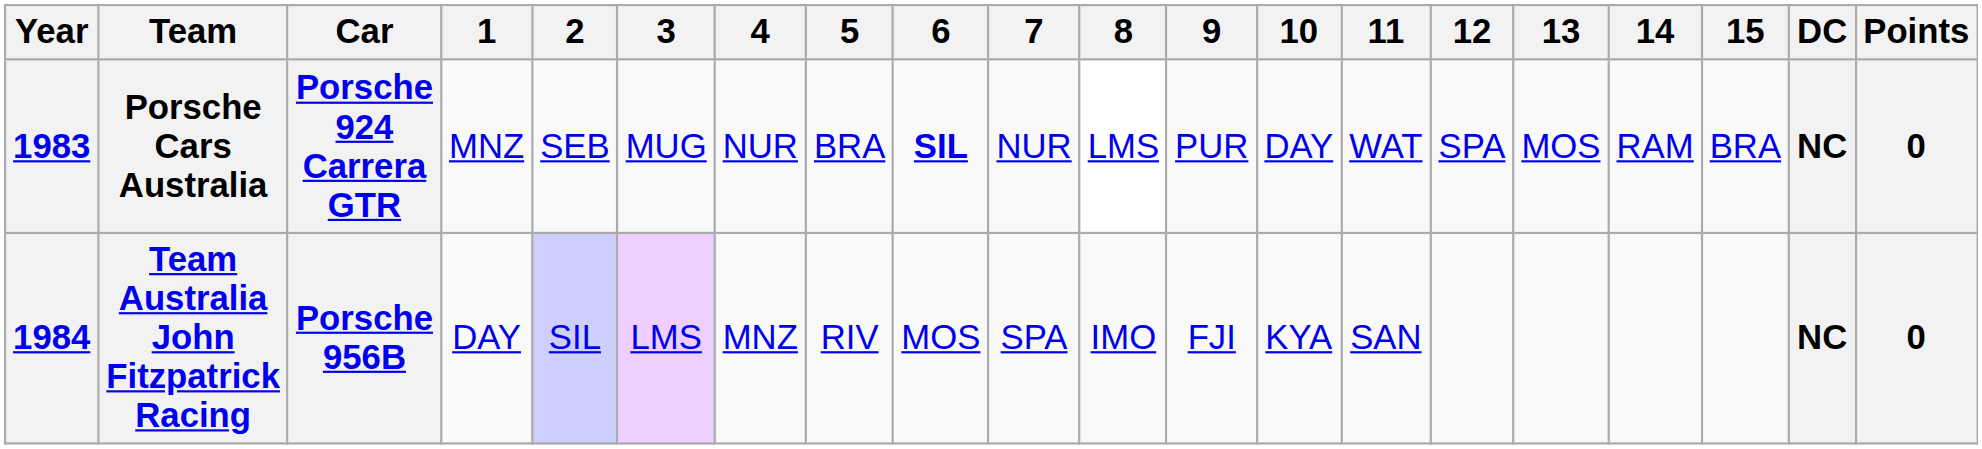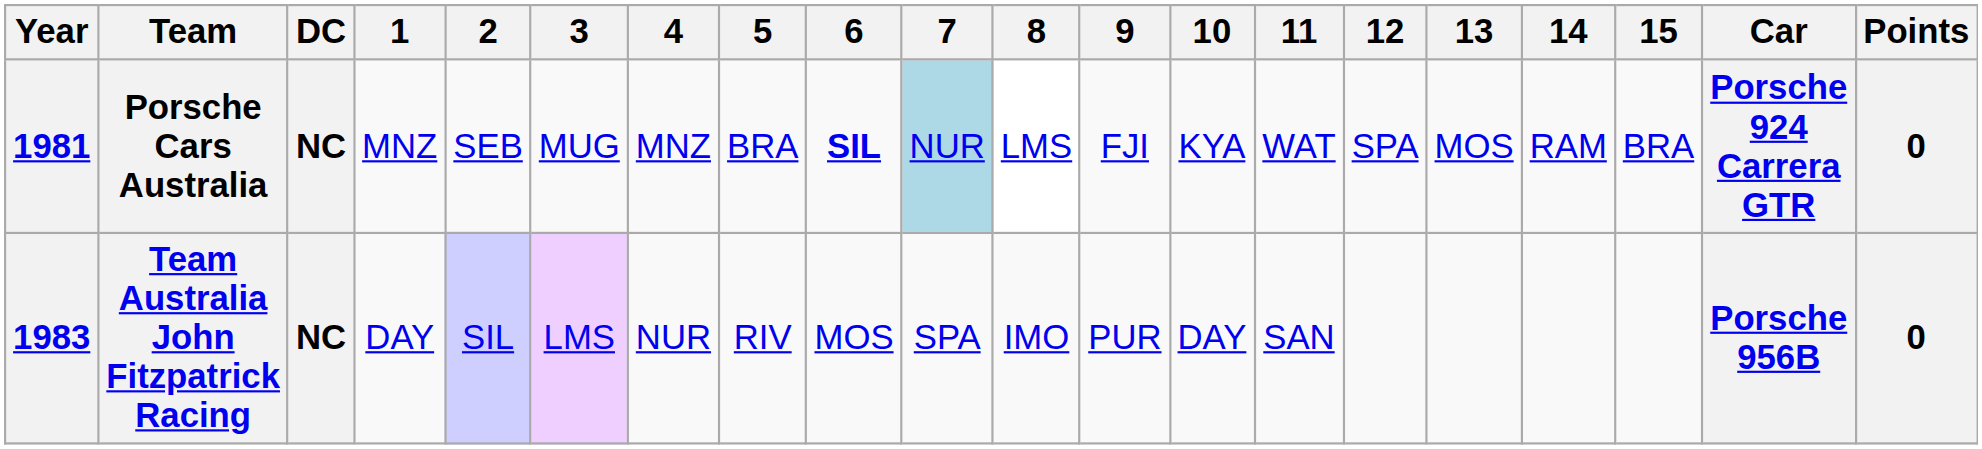columns swapped: (364, 32) <-> (1822, 32)
(52, 145) 1983 -> (52, 145) 1981
(760, 145) NUR -> (673, 145) MNZ
(1034, 145) no background -> (947, 145) lightblue background
(1212, 145) PUR -> (1125, 145) FJI
(1299, 145) DAY -> (1212, 145) KYA
(52, 337) 1984 -> (52, 337) 1983
(760, 337) MNZ -> (673, 337) NUR
(1212, 337) FJI -> (1125, 337) PUR
(1299, 337) KYA -> (1212, 337) DAY
